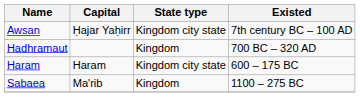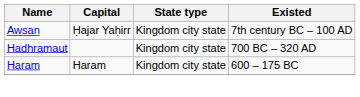(157, 48) Kingdom -> (181, 48) Kingdom city state
- row: (26, 83)
